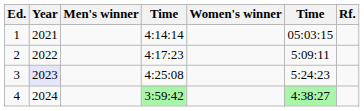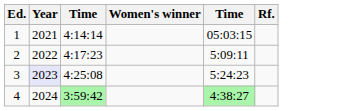- column: (101, 14)
